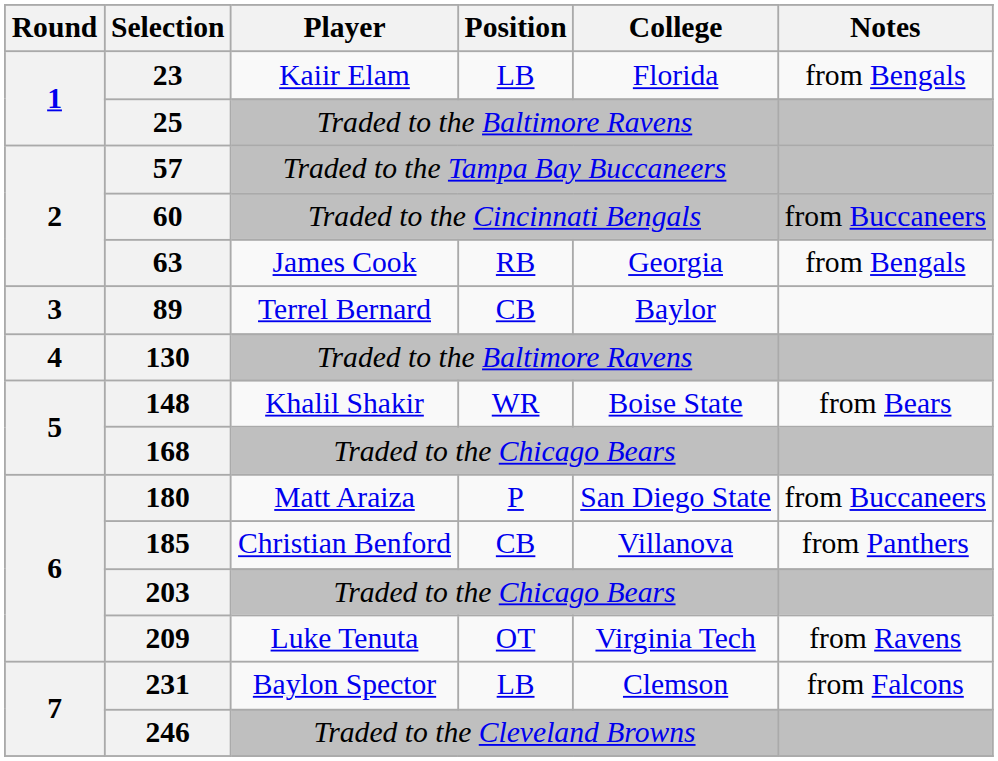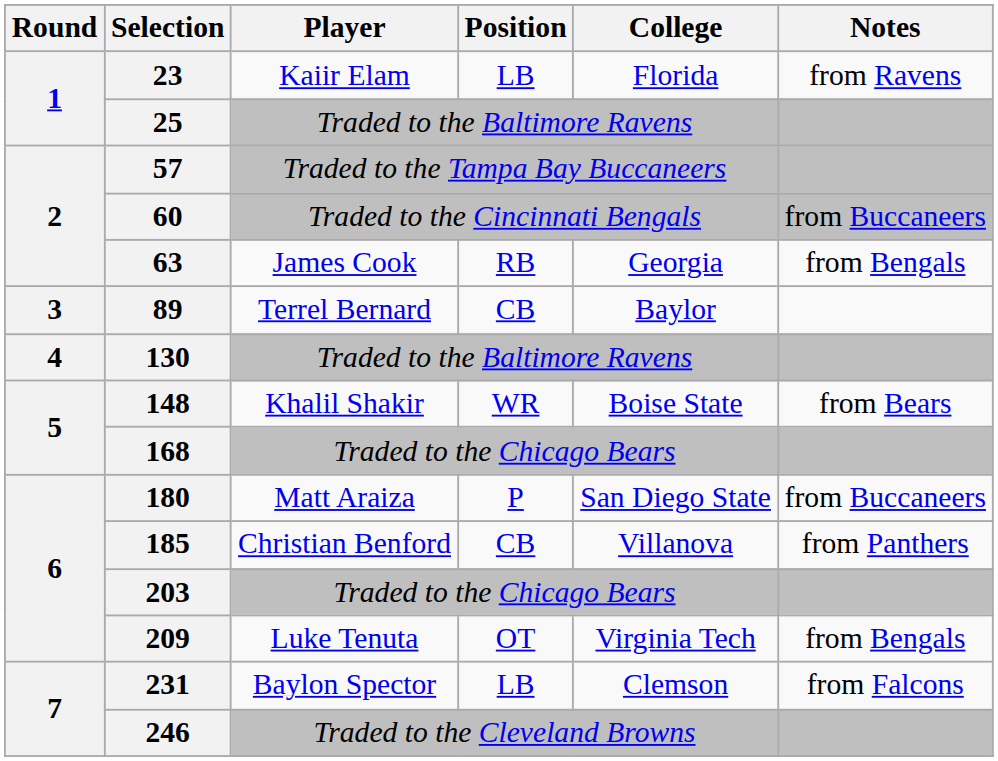(885, 74) from Bengals -> (885, 74) from Ravens
(885, 638) from Ravens -> (885, 638) from Bengals
